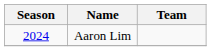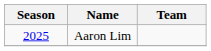(36, 35) 2024 -> (36, 35) 2025
